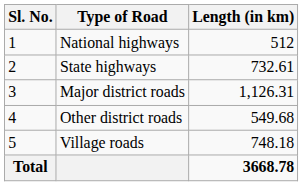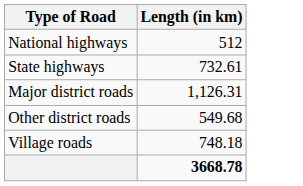- column: (30, 17)
